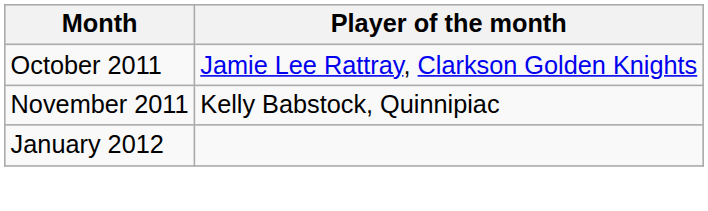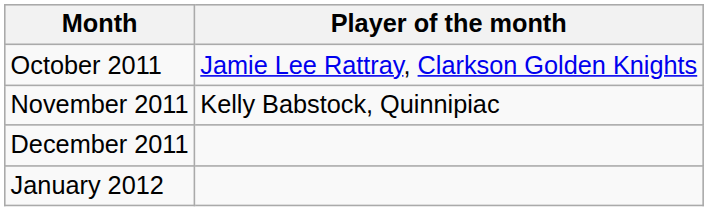+ row: (100, 144)
